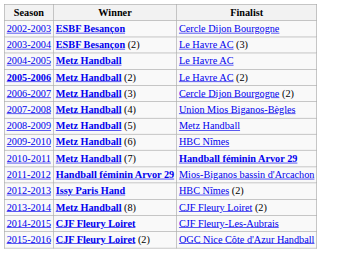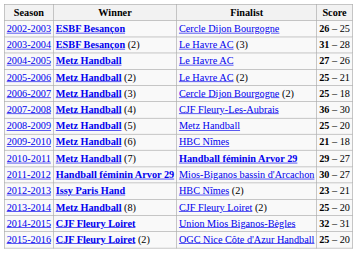+ column: (335, 12)
(29, 77) bold -> (29, 77) normal
(237, 110) Union Mios Biganos-Bègles -> (229, 110) CJF Fleury-Les-Aubrais
(229, 223) CJF Fleury-Les-Aubrais -> (237, 223) Union Mios Biganos-Bègles
